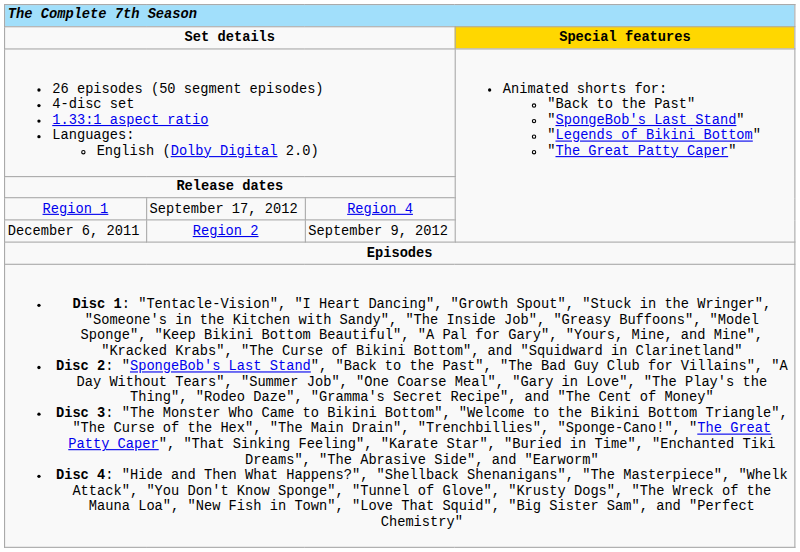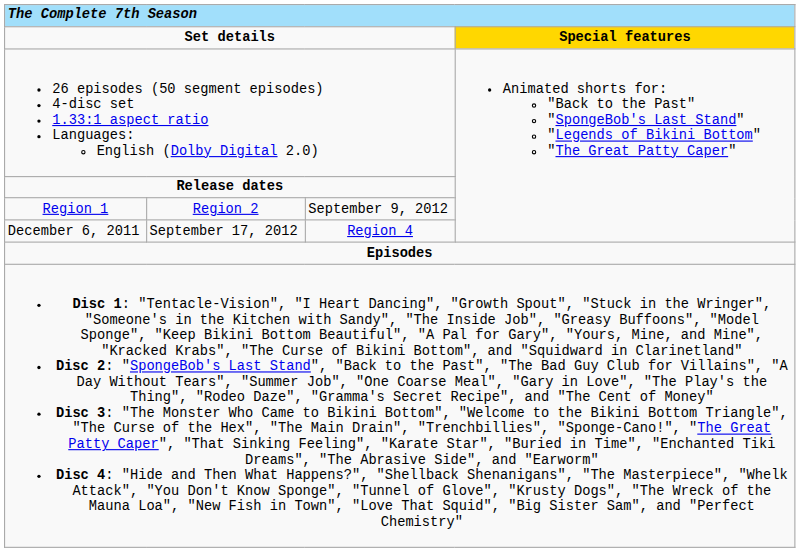(224, 210) September 17, 2012 -> (226, 210) Region 2
(380, 210) Region 4 -> (378, 210) September 9, 2012
(226, 232) Region 2 -> (224, 232) September 17, 2012
(378, 232) September 9, 2012 -> (380, 232) Region 4
